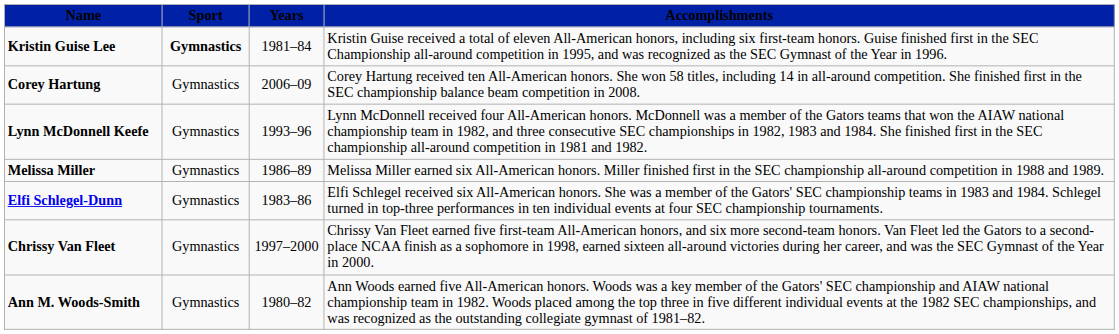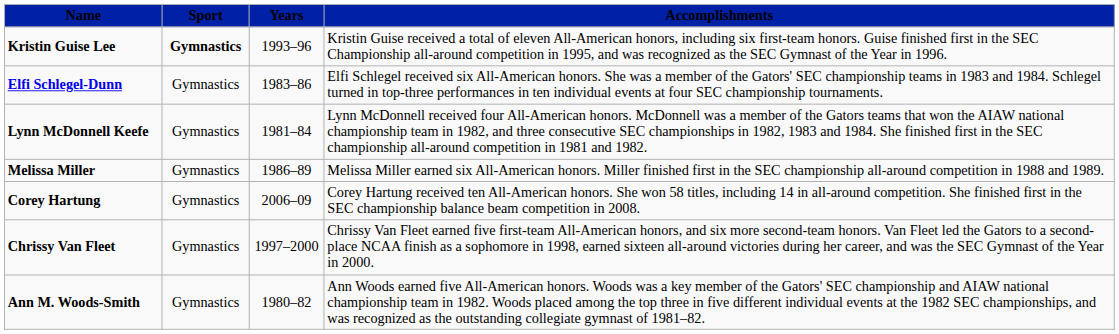(287, 46) 1981–84 -> (287, 46) 1993–96
rows swapped: (54, 84) <-> (65, 200)
(287, 131) 1993–96 -> (287, 131) 1981–84
